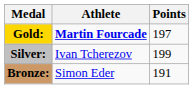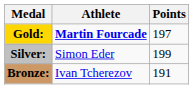(94, 53) Ivan Tcherezov -> (85, 53) Simon Eder
(85, 73) Simon Eder -> (94, 73) Ivan Tcherezov
